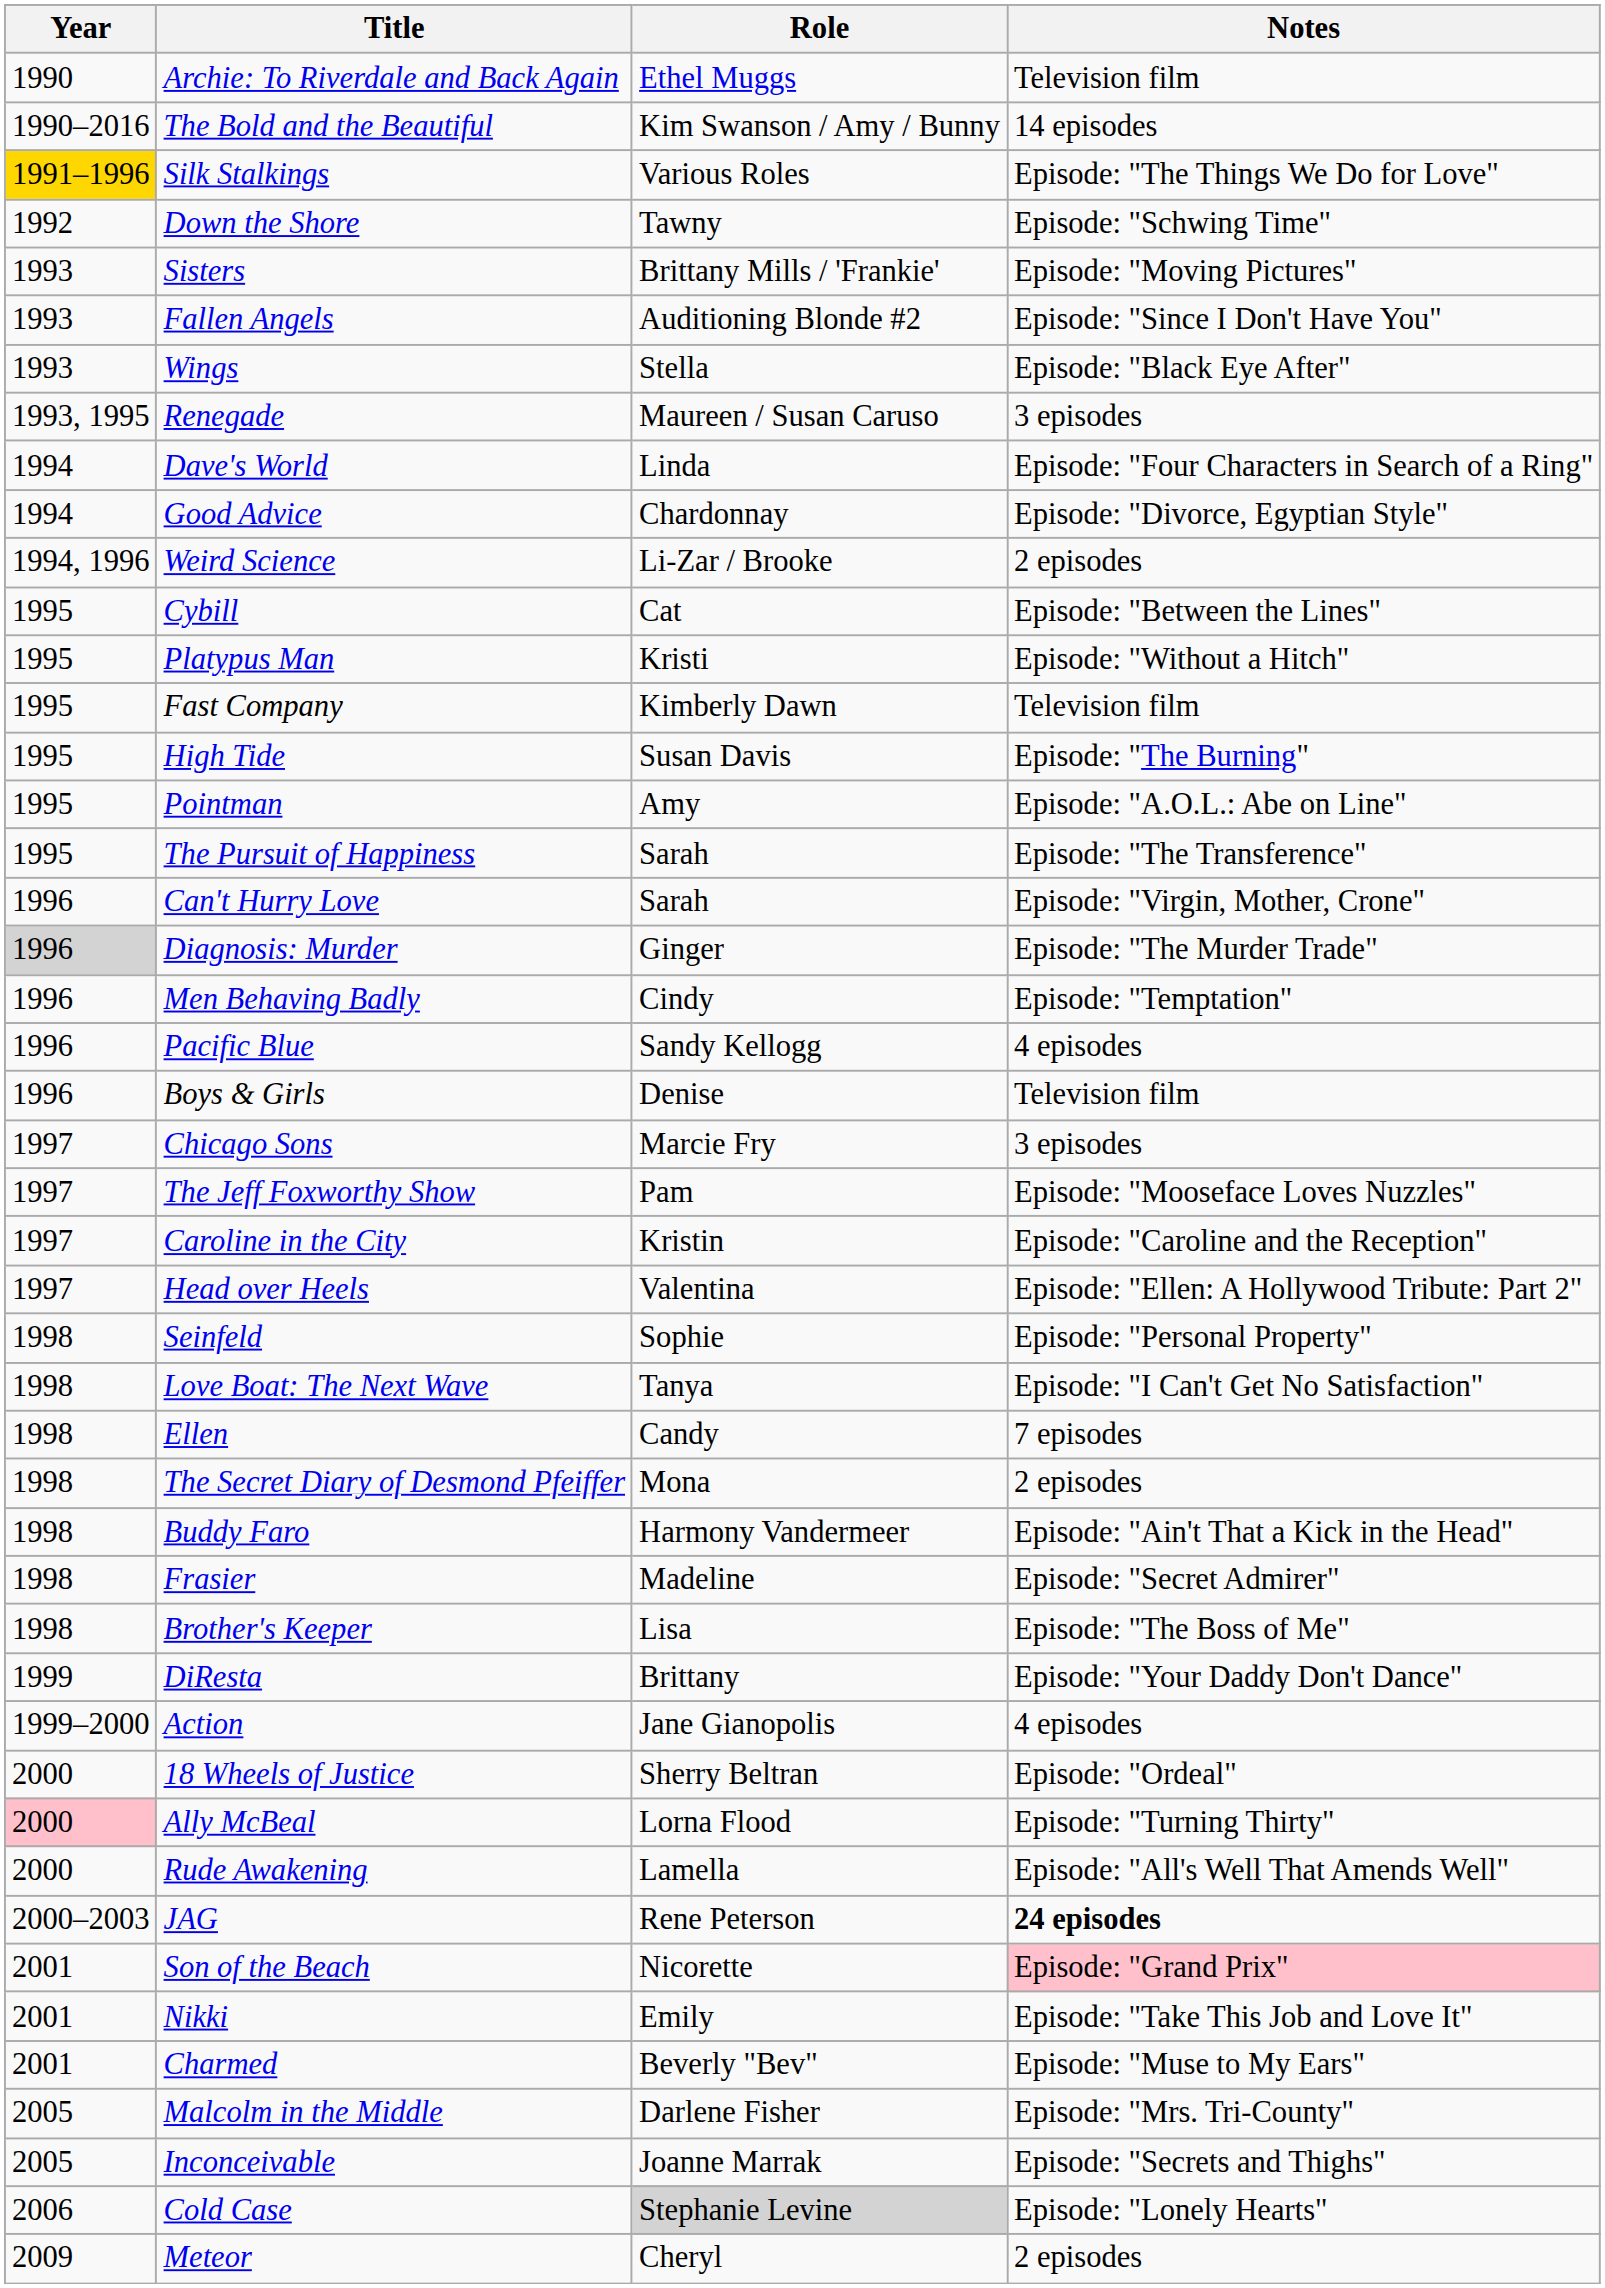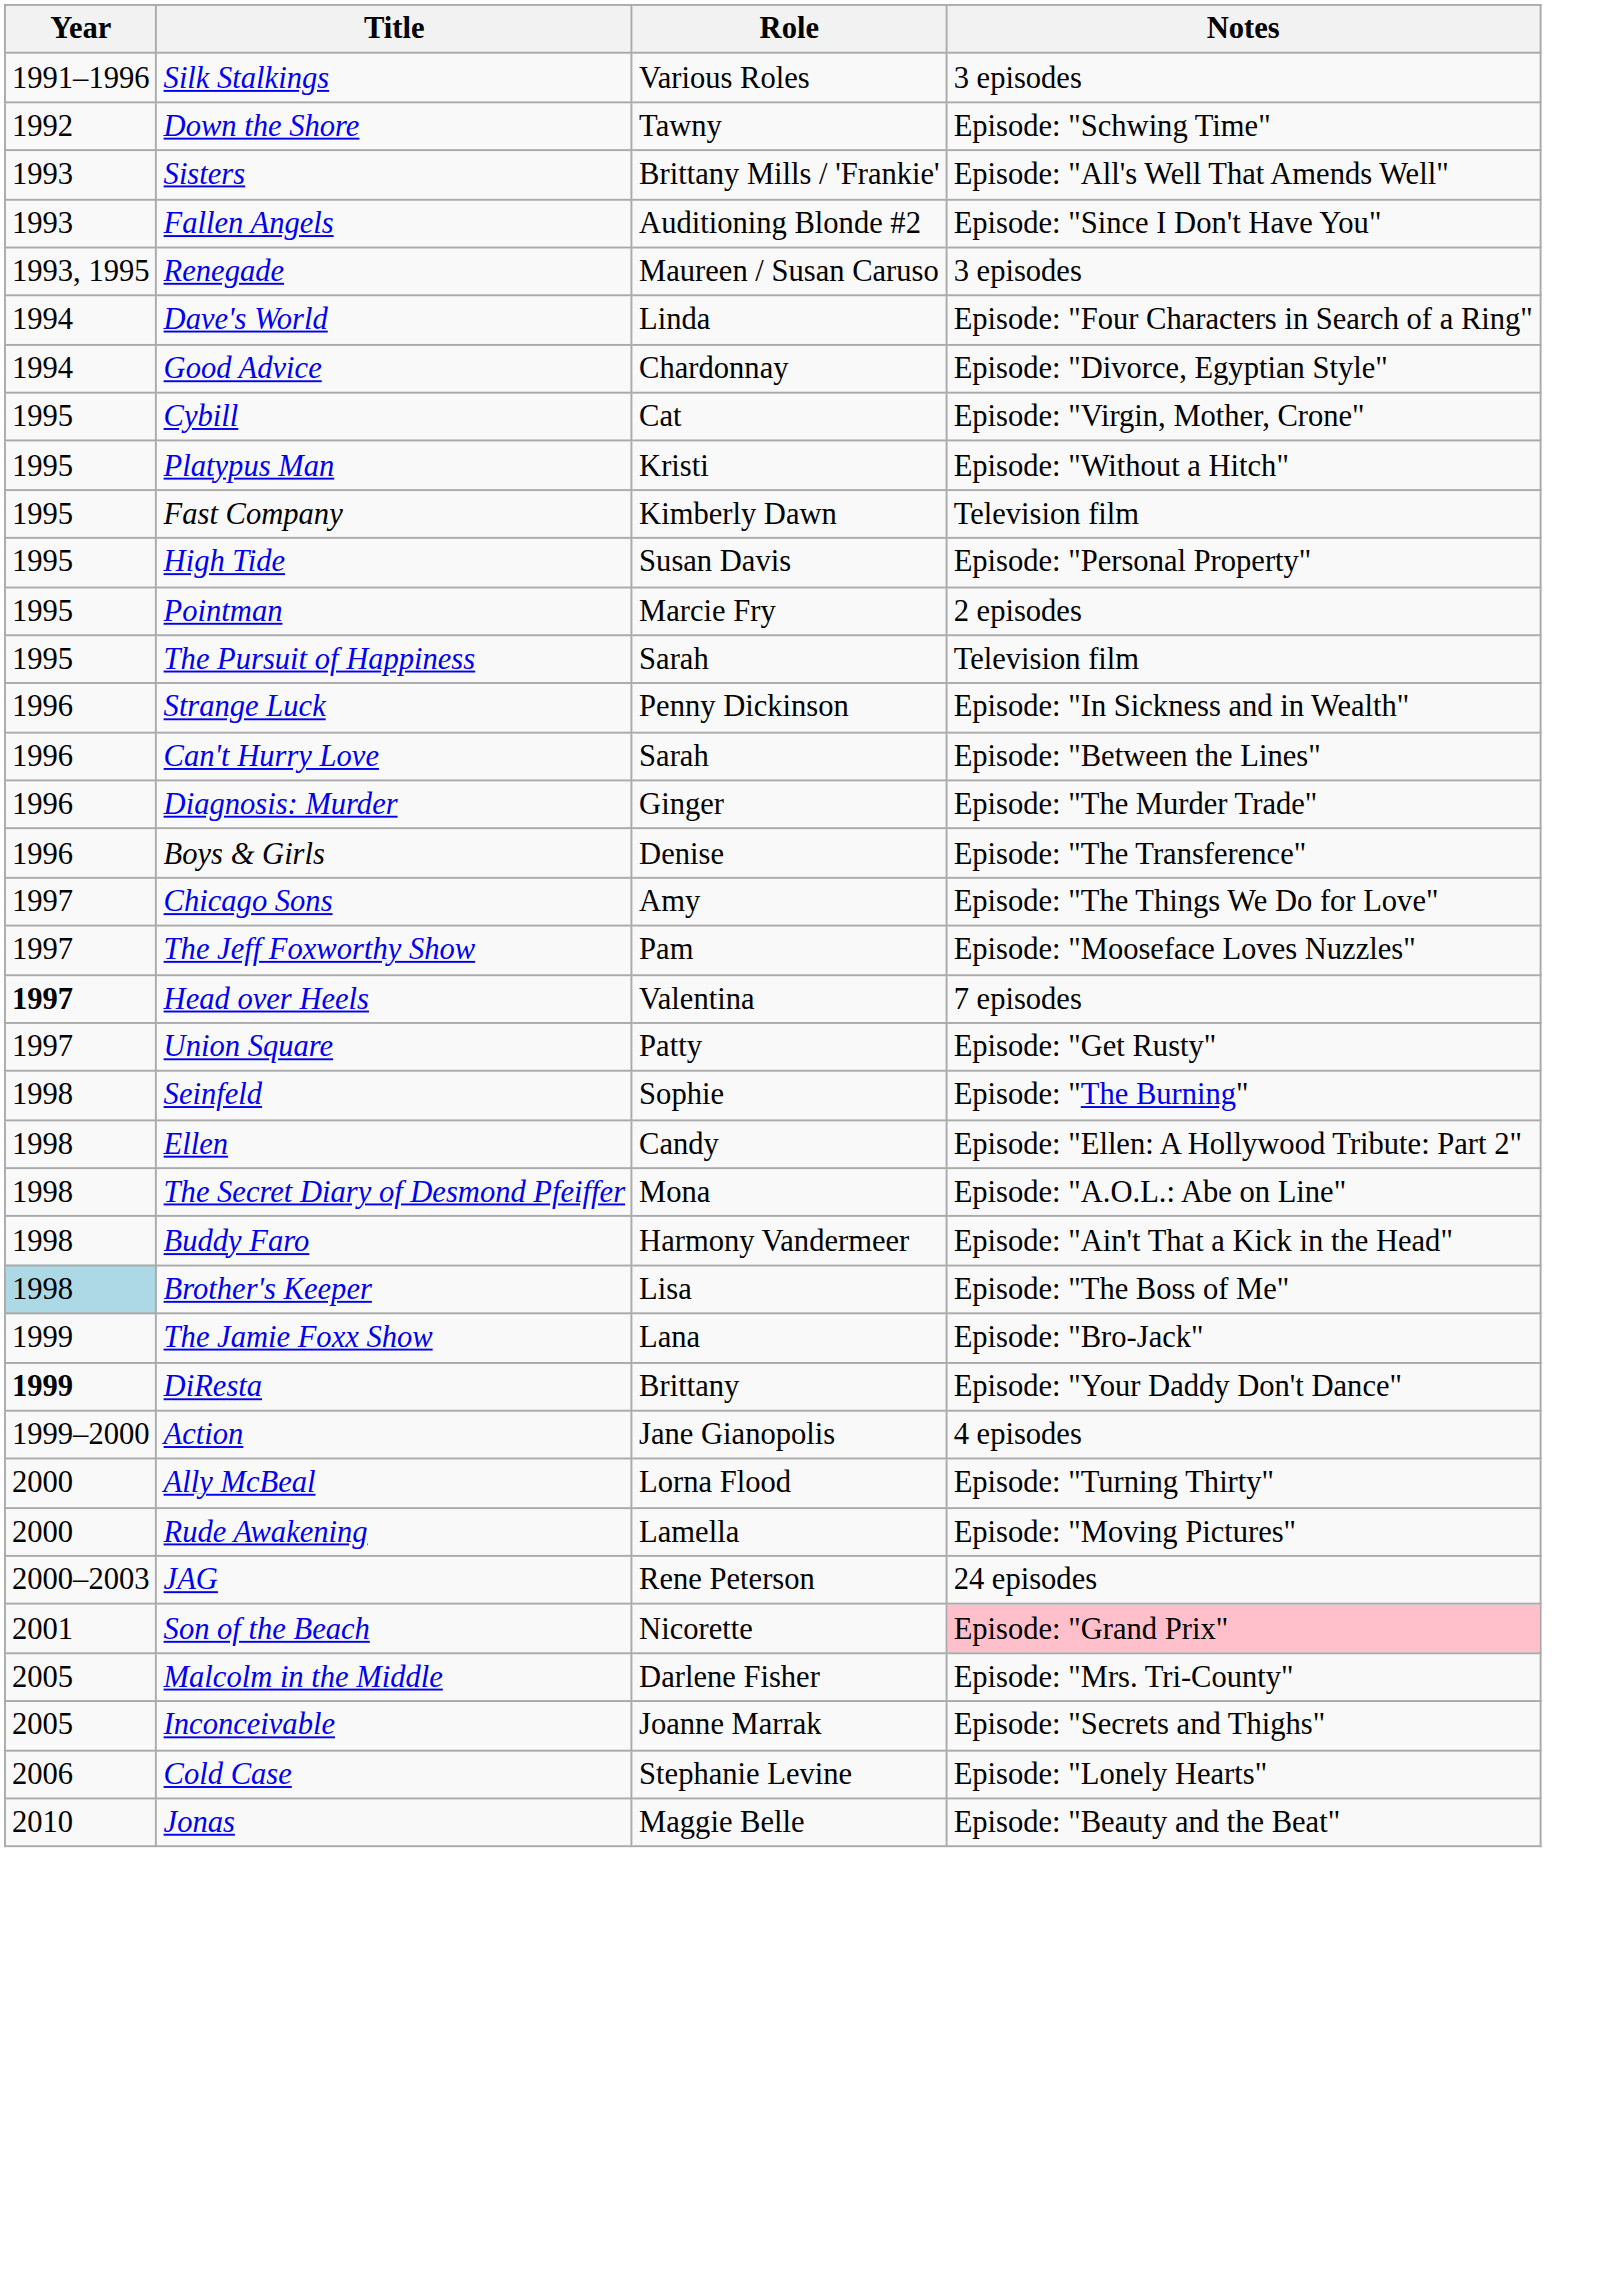- row: (391, 77)
- row: (328, 125)
(81, 174) gold background -> (81, 77) no background
(1256, 174) Episode: "The Things We Do for Love" -> (1018, 77) 3 episodes
(1185, 271) Episode: "Moving Pictures" -> (1201, 174) Episode: "All's Well That Amends Well"
- row: (201, 367)
- row: (249, 561)
(1197, 610) Episode: "Between the Lines" -> (1159, 416) Episode: "Virgin, Mother, Crone"
(1161, 755) Episode: "The Burning" -> (1132, 561) Episode: "Personal Property"
(670, 804) Amy -> (707, 610) Marcie Fry
(1210, 804) Episode: "A.O.L.: Abe on Line" -> (1018, 610) 2 episodes
(1190, 852) Episode: "The Transference" -> (1046, 658) Television film
+ row: (245, 707)
(1219, 901) Episode: "Virgin, Mother, Crone" -> (1137, 755) Episode: "Between the Lines"
(43, 949) lightgrey background -> (43, 804) no background
- row: (292, 998)
- row: (239, 1046)
(1107, 1094) Television film -> (1130, 852) Episode: "The Transference"
(707, 1143) Marcie Fry -> (670, 901) Amy
(1078, 1143) 3 episodes -> (1196, 901) Episode: "The Things We Do for Love"
- row: (285, 1240)
(43, 1288) normal -> (43, 998) bold
(1298, 1288) Episode: "Ellen: A Hollywood Tribute: Part 2" -> (1018, 998) 7 episodes
+ row: (248, 1046)
(1193, 1337) Episode: "Personal Property" -> (1101, 1094) Episode: "The Burning"
- row: (326, 1385)
(1078, 1434) 7 episodes -> (1238, 1143) Episode: "Ellen: A Hollywood Tribute: Part 2"
(1078, 1482) 2 episodes -> (1150, 1191) Episode: "A.O.L.: Abe on Line"
- row: (209, 1579)
(43, 1628) no background -> (43, 1288) lightblue background
+ row: (298, 1337)
(43, 1676) normal -> (43, 1385) bold
- row: (289, 1773)
(43, 1821) pink background -> (43, 1482) no background
(1261, 1870) Episode: "All's Well That Amends Well" -> (1125, 1531) Episode: "Moving Pictures"
(1087, 1918) bold -> (1025, 1579) normal
- row: (196, 2015)
- row: (220, 2064)
(746, 2209) lightgrey background -> (746, 1773) no background
- row: (208, 2258)
+ row: (199, 1821)
